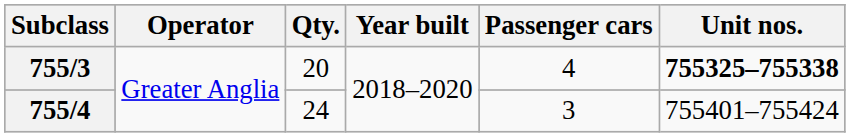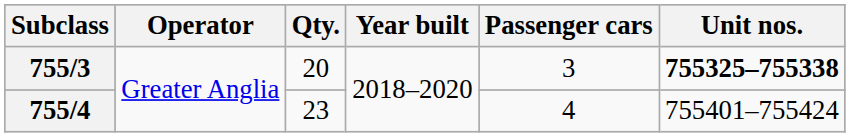(569, 68) 4 -> (569, 68) 3
(316, 110) 24 -> (316, 110) 23
(569, 110) 3 -> (569, 110) 4
